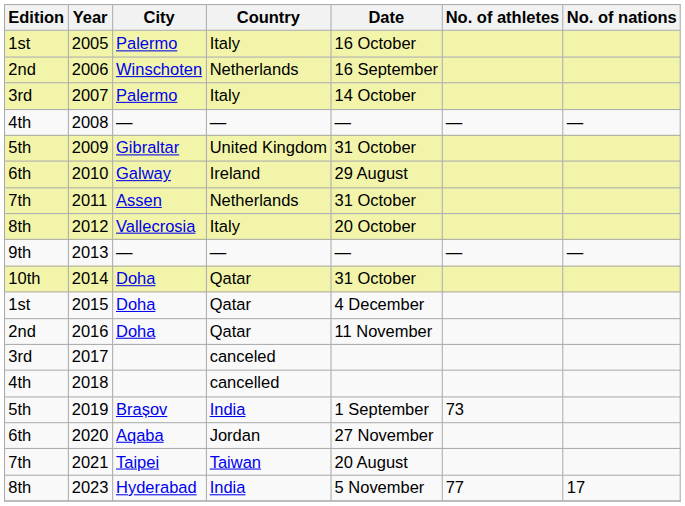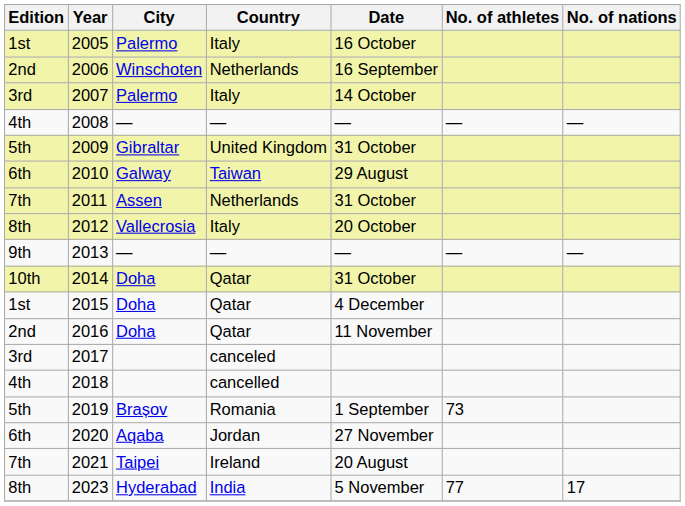(235, 174) Ireland -> (235, 174) Taiwan
(228, 409) India -> (243, 409) Romania
(235, 461) Taiwan -> (235, 461) Ireland
